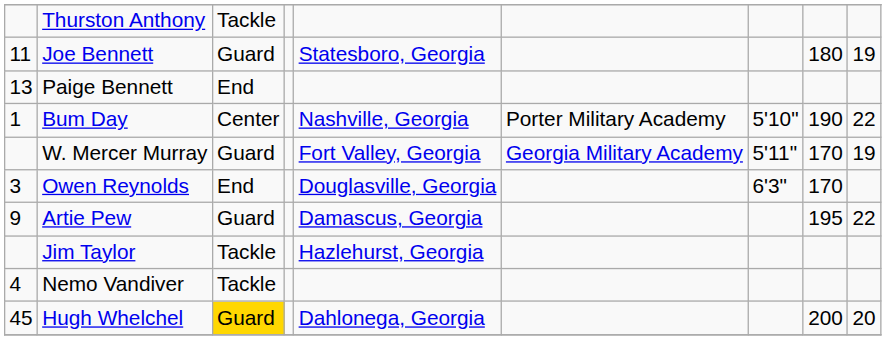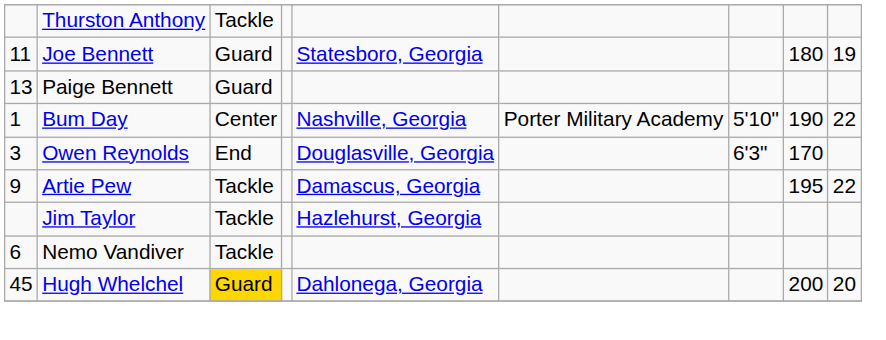(236, 86) End -> (244, 86) Guard
- row: (125, 152)
(246, 218) Guard -> (244, 185) Tackle
(15, 284) 4 -> (15, 251) 6
